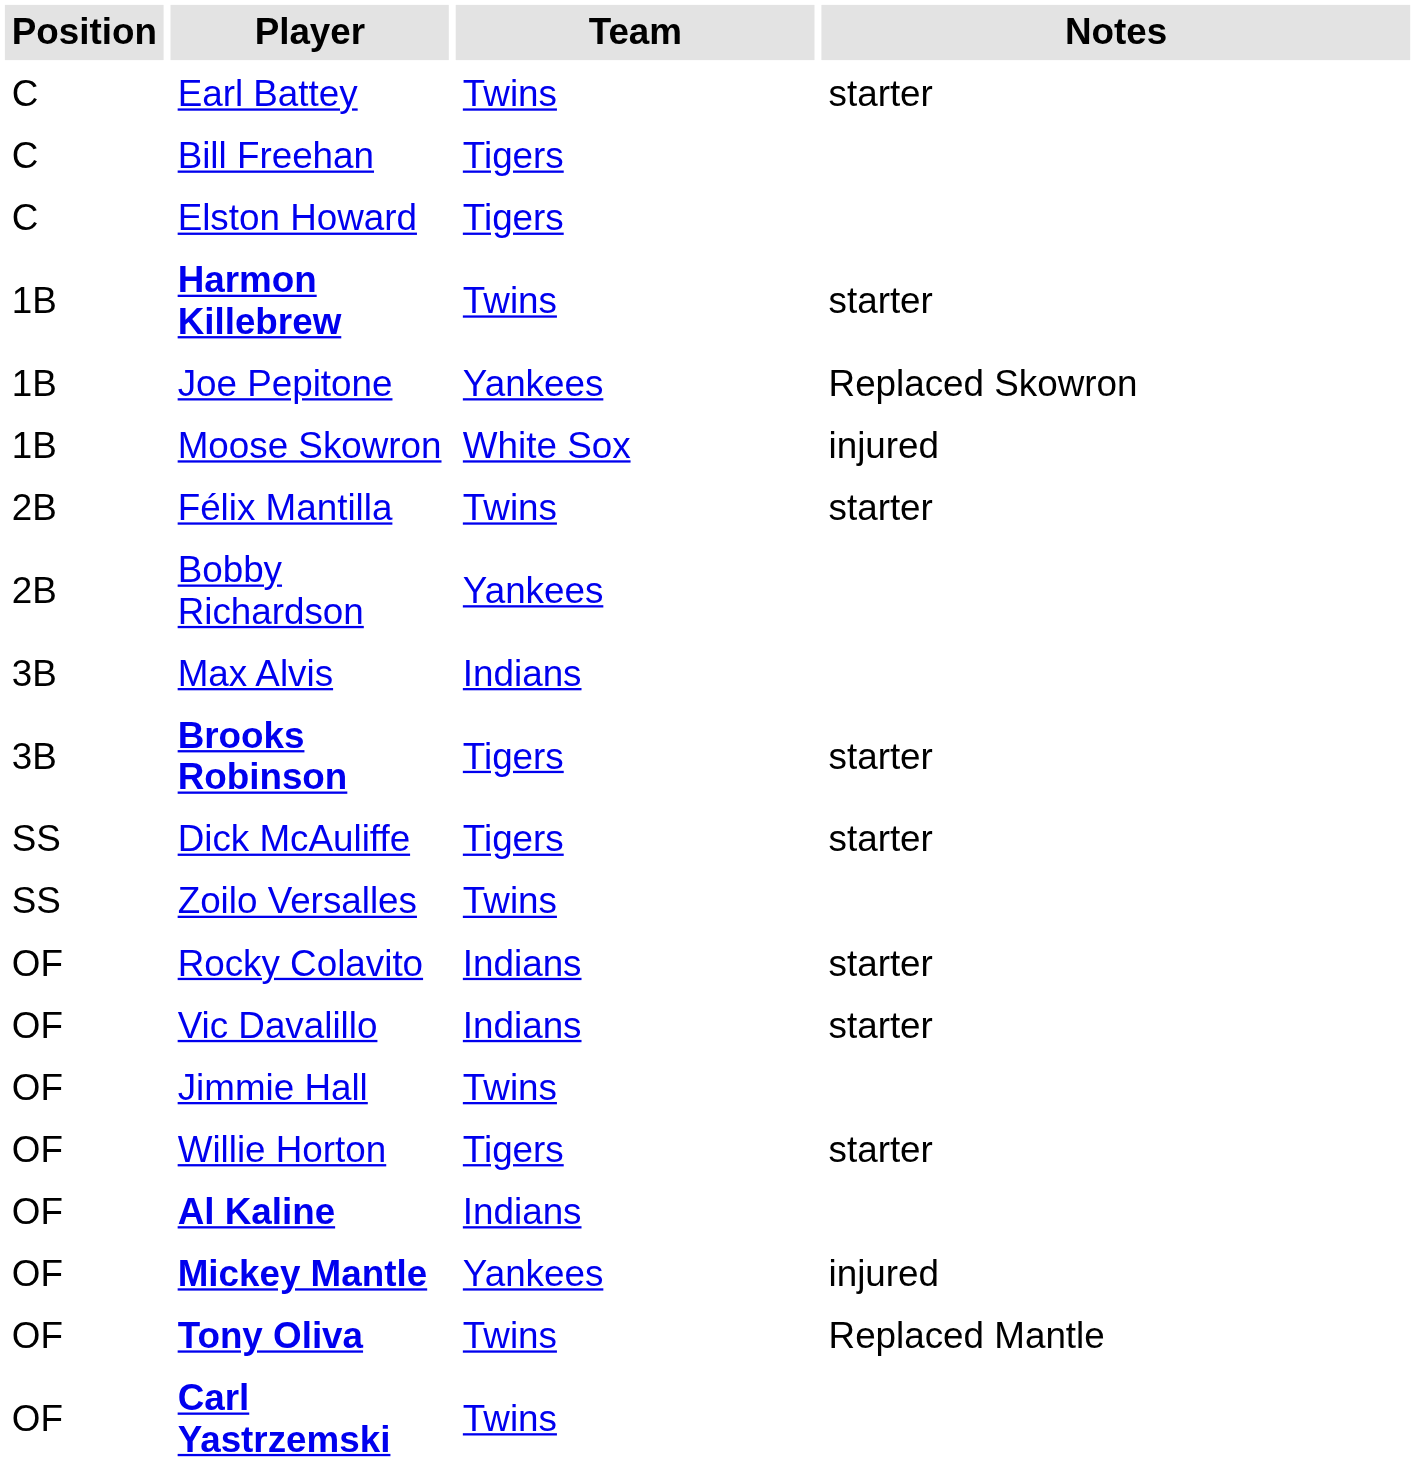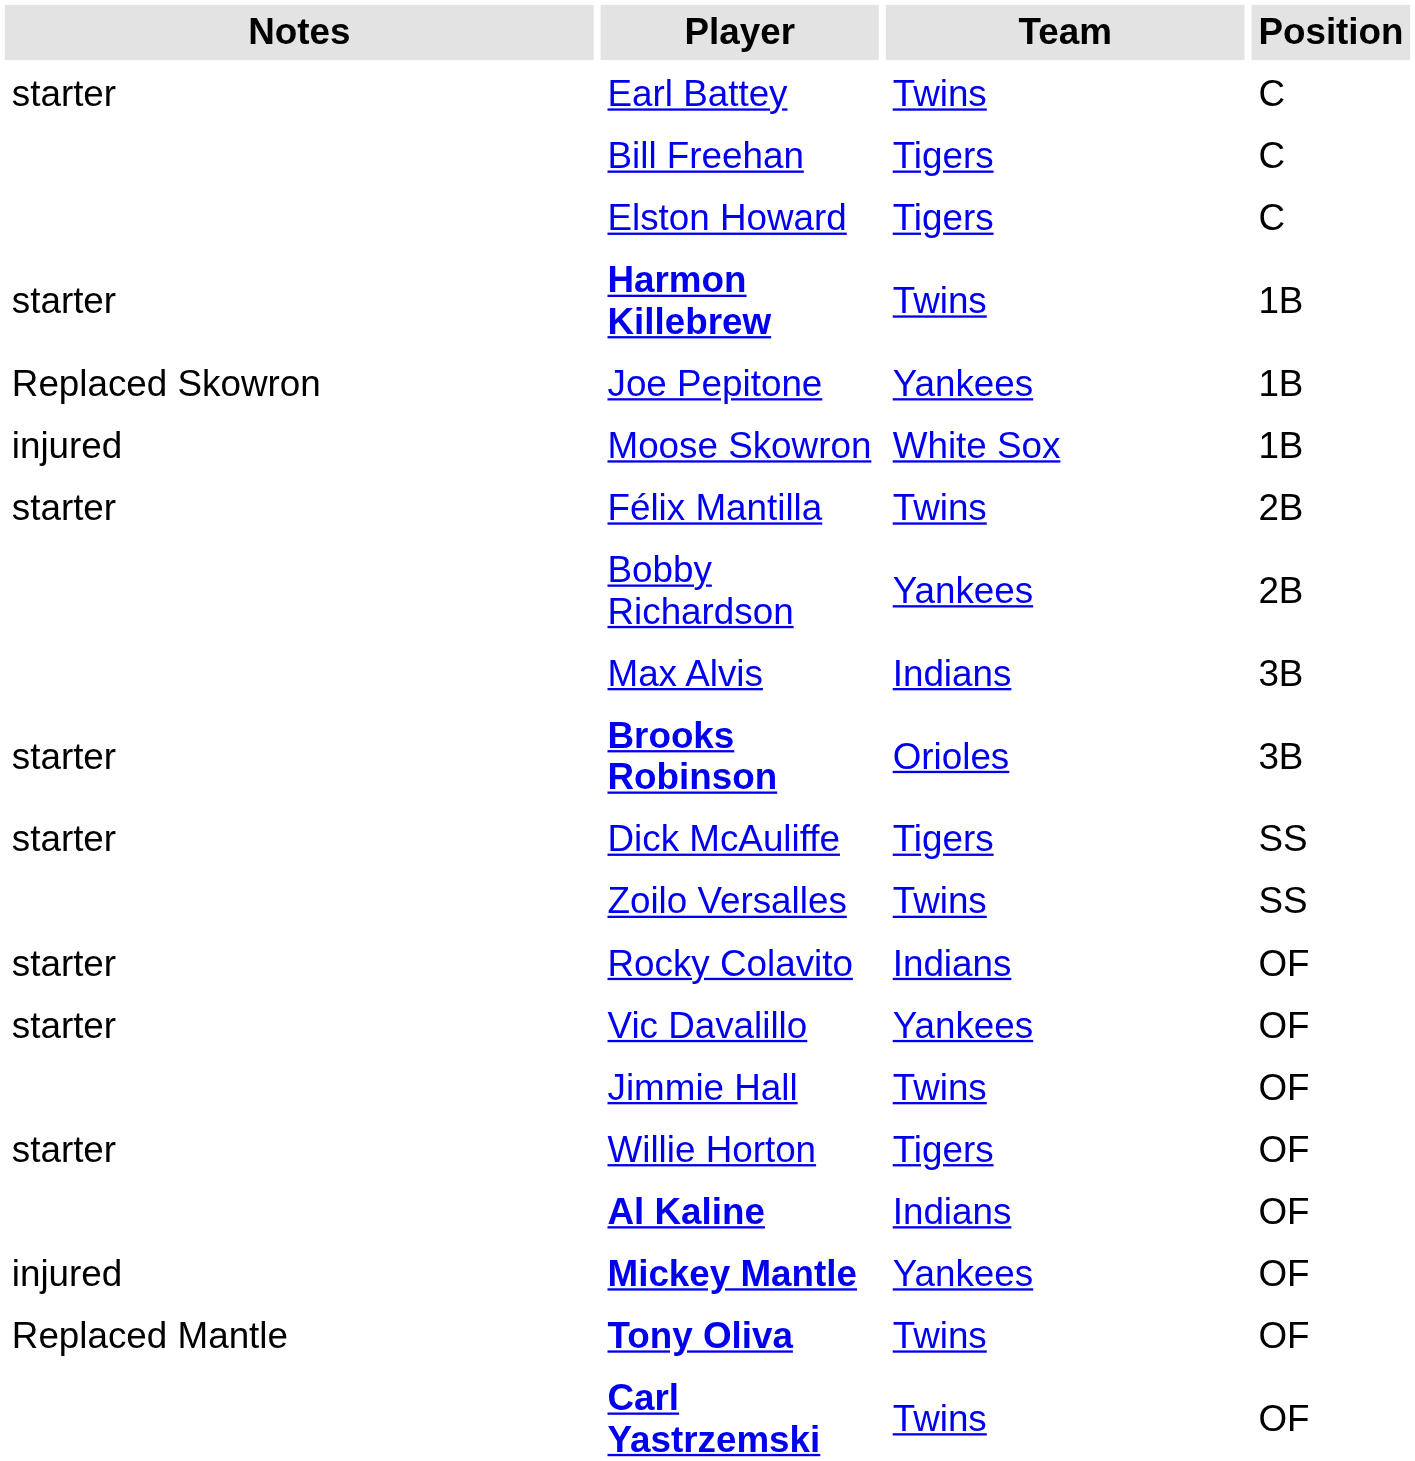columns swapped: (84, 31) <-> (1116, 31)
(513, 756) Tigers -> (951, 756) Orioles
(522, 1025) Indians -> (963, 1025) Yankees
